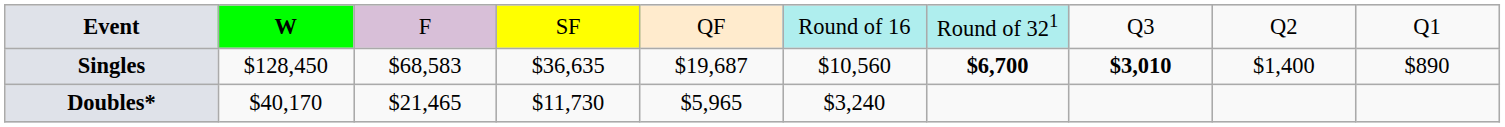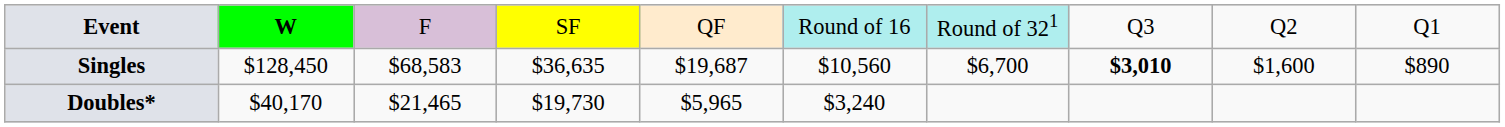(998, 66) bold -> (998, 66) normal
(1284, 66) $1,400 -> (1284, 66) $1,600
(568, 103) $11,730 -> (568, 103) $19,730
